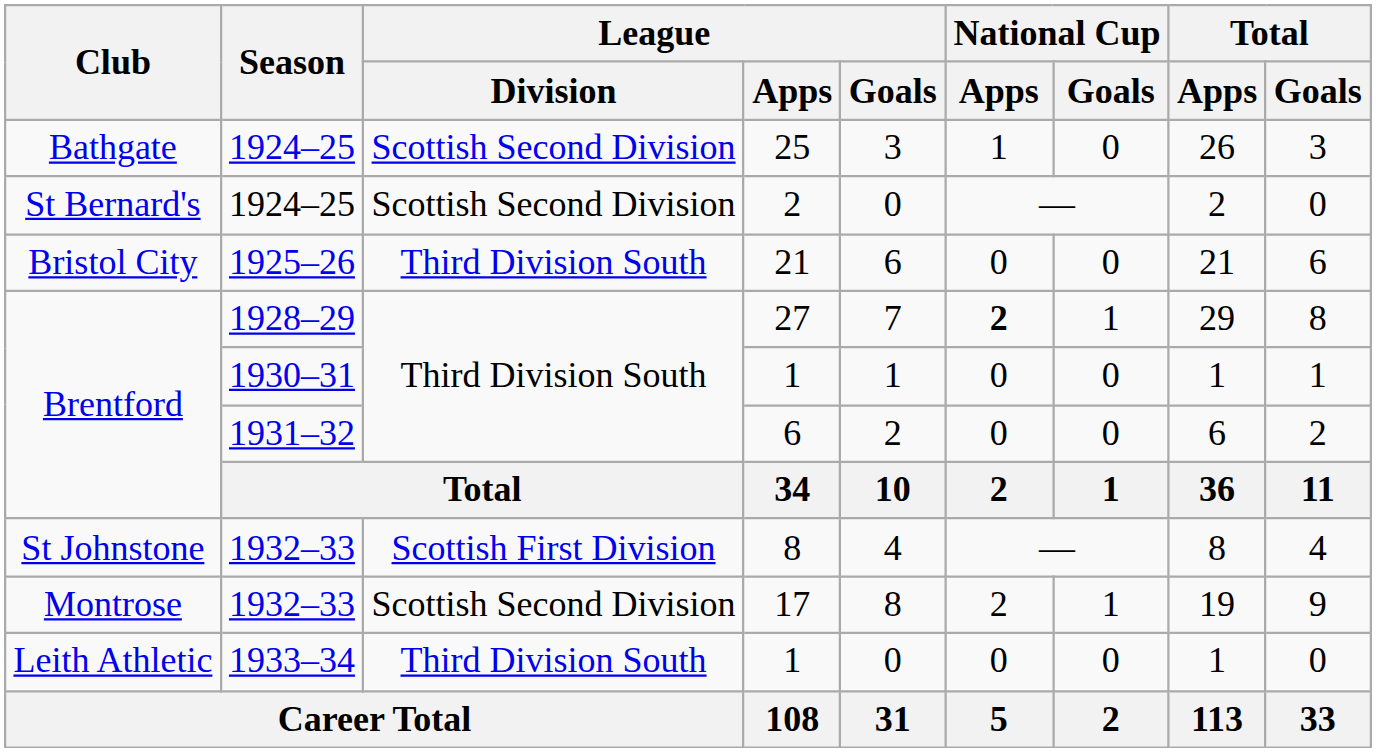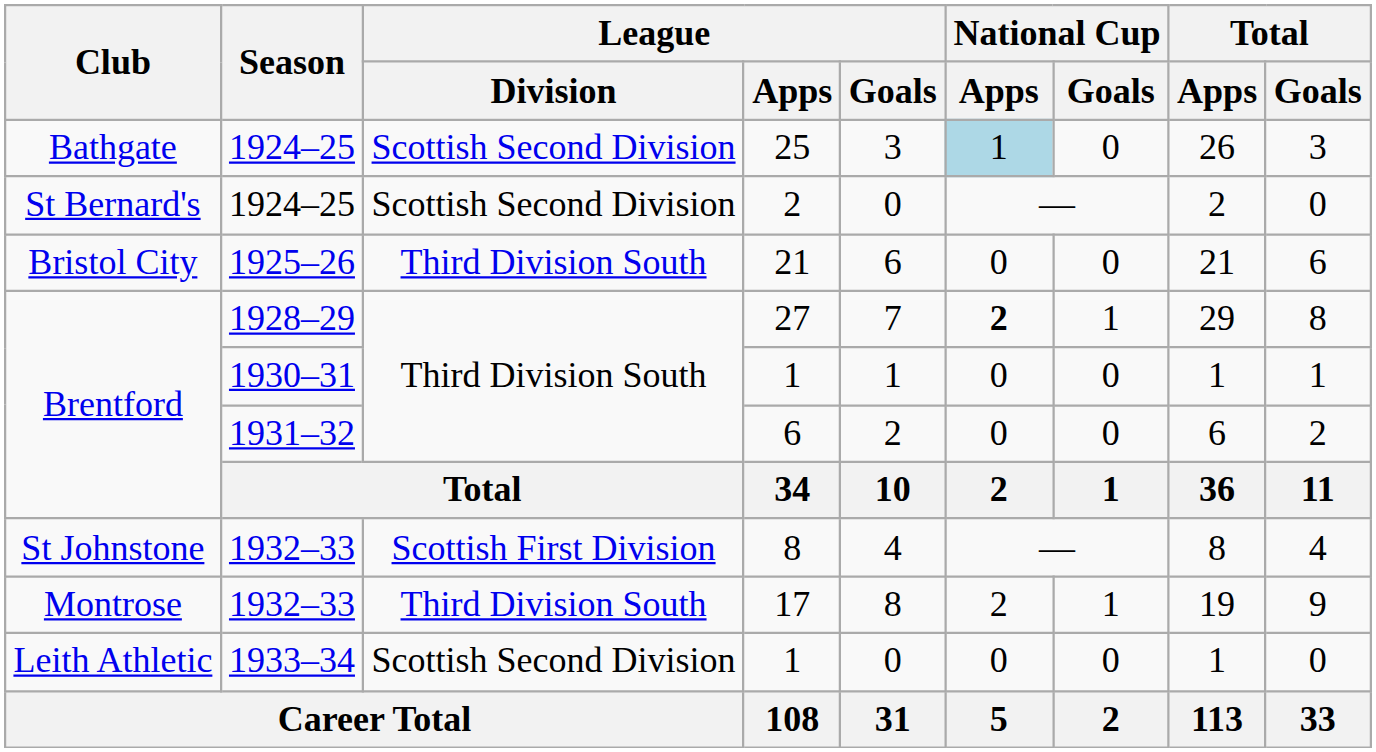(999, 147) no background -> (999, 147) lightblue background
(554, 603) Scottish Second Division -> (554, 603) Third Division South
(554, 661) Third Division South -> (554, 661) Scottish Second Division
